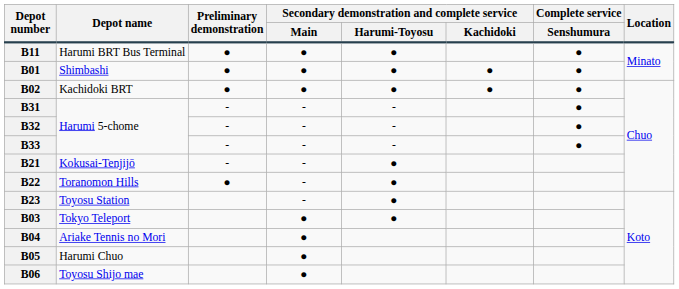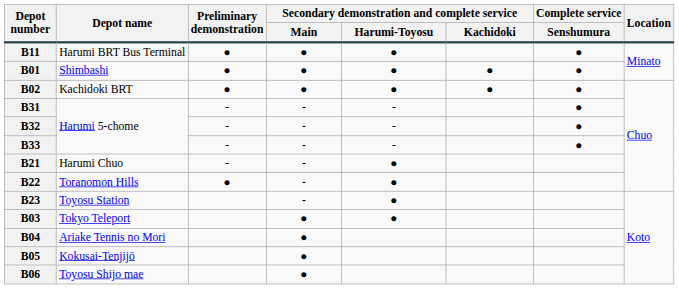(97, 163) Kokusai-Tenjijō -> (91, 163) Harumi Chuo
(91, 256) Harumi Chuo -> (97, 256) Kokusai-Tenjijō
